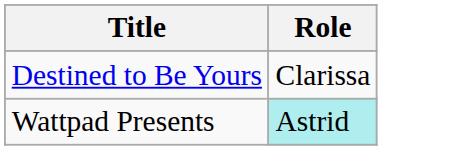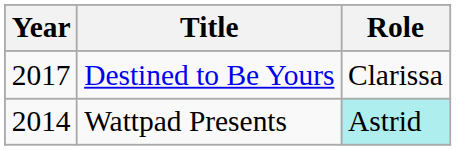+ column: (41, 27)
